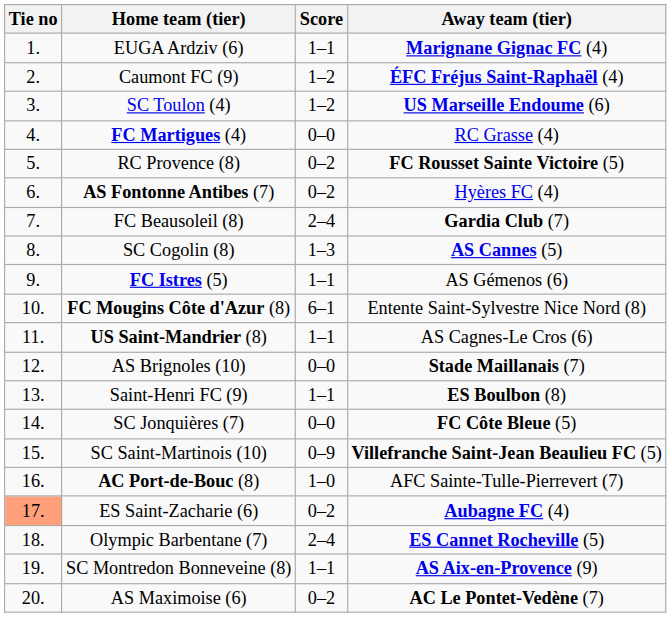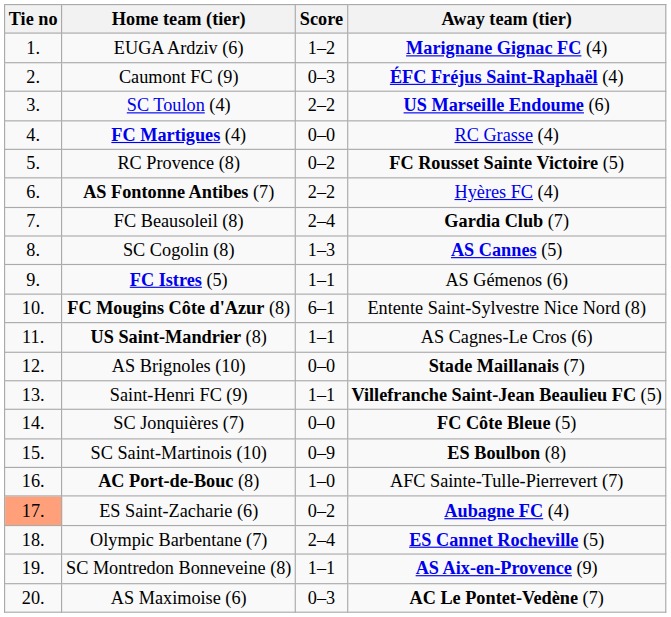(321, 47) 1–1 -> (321, 47) 1–2
(321, 76) 1–2 -> (321, 76) 0–3
(321, 105) 1–2 -> (321, 105) 2–2
(321, 192) 0–2 -> (321, 192) 2–2
(507, 395) ES Boulbon (8) -> (507, 395) Villefranche Saint-Jean Beaulieu FC (5)
(507, 452) Villefranche Saint-Jean Beaulieu FC (5) -> (507, 452) ES Boulbon (8)
(321, 597) 0–2 -> (321, 597) 0–3
